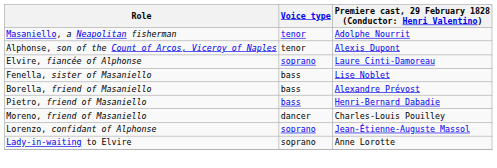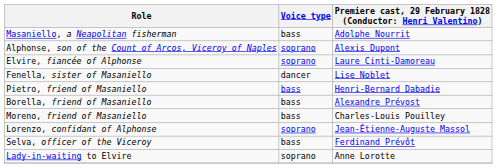(293, 34) tenor -> (291, 34) bass
(293, 48) tenor -> (298, 48) soprano
(291, 75) bass -> (296, 75) dancer
rows swapped: (76, 102) <-> (79, 88)
(296, 116) dancer -> (291, 116) bass
+ row: (79, 143)
